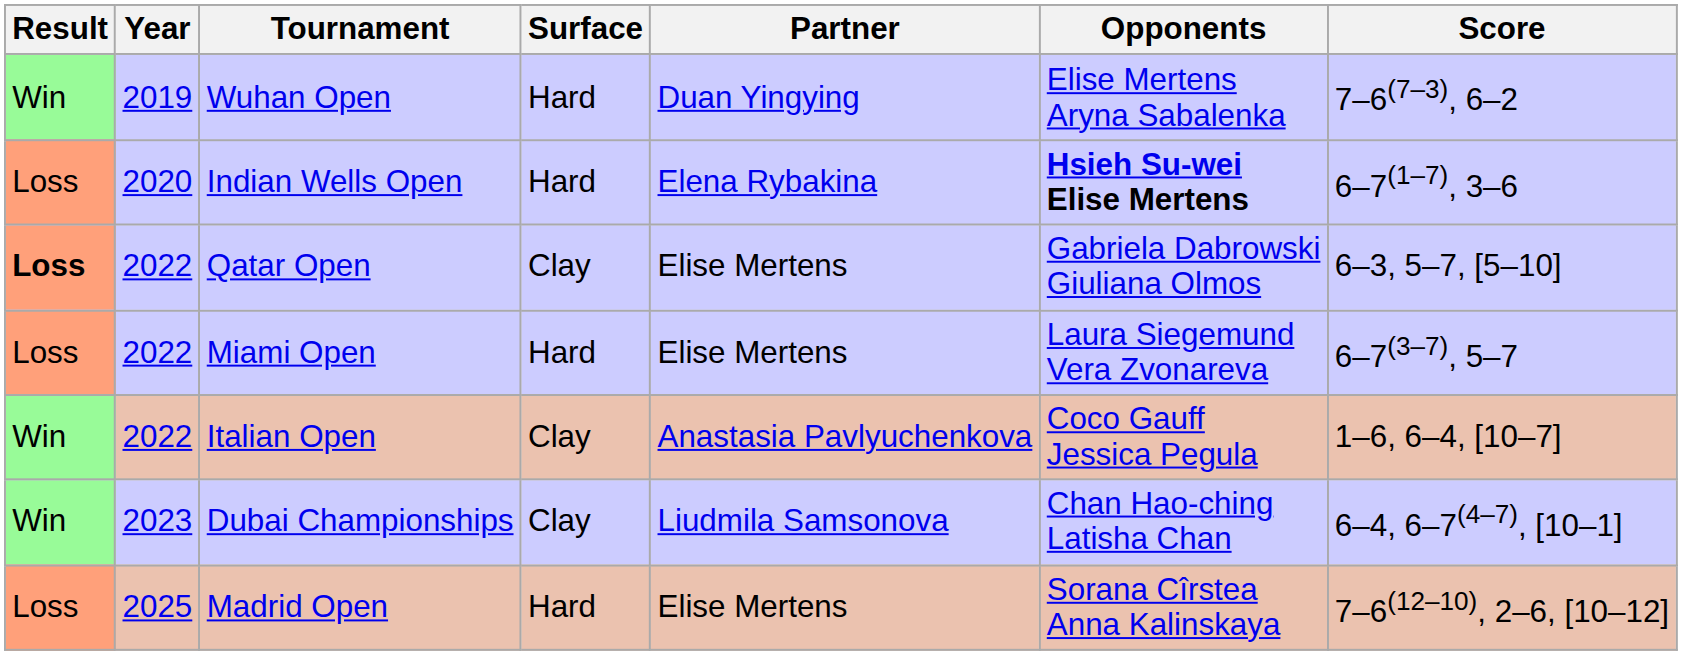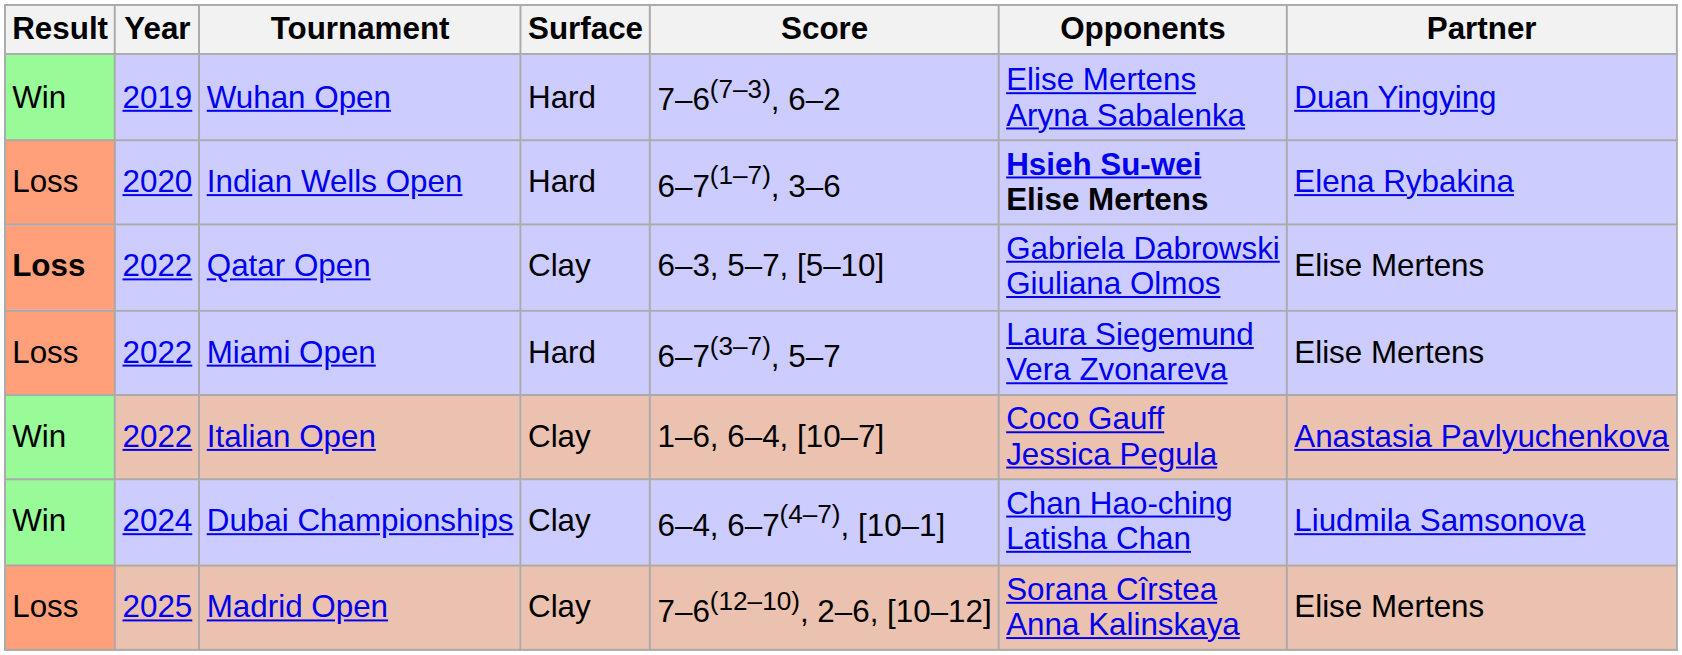columns swapped: (845, 29) <-> (1502, 29)
(157, 521) 2023 -> (157, 521) 2024
(562, 606) Hard -> (559, 606) Clay
